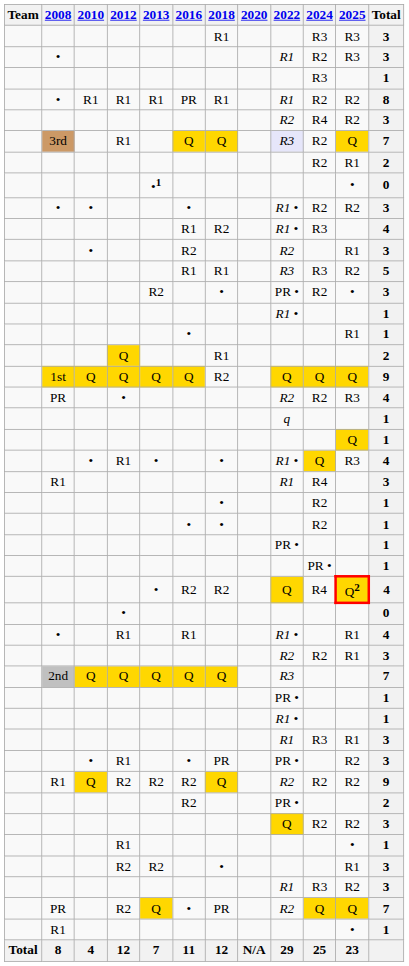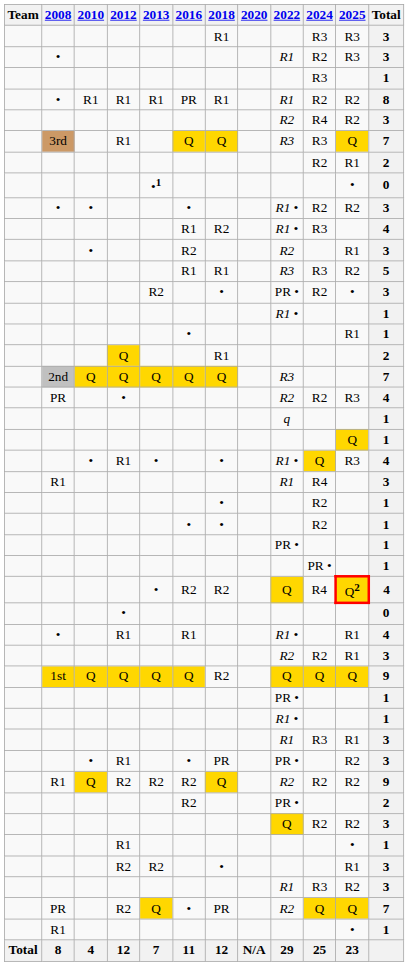(287, 141) lavender background -> (287, 141) no background
(320, 141) R2 -> (320, 141) R3
rows swapped: (58, 676) <-> (58, 376)
